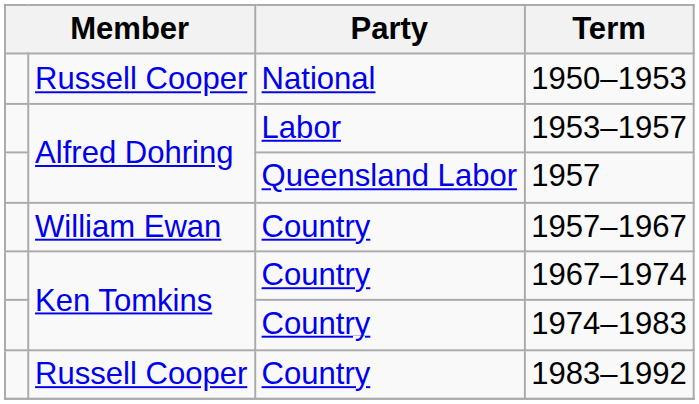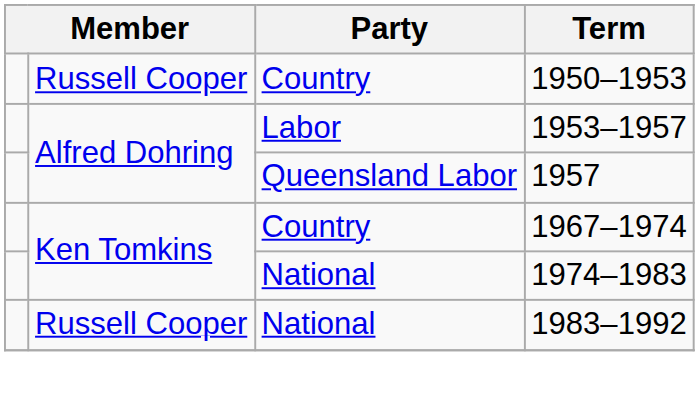(319, 78) National -> (316, 78) Country
- row: (609, 226)
(316, 324) Country -> (319, 275) National
(316, 373) Country -> (319, 324) National
